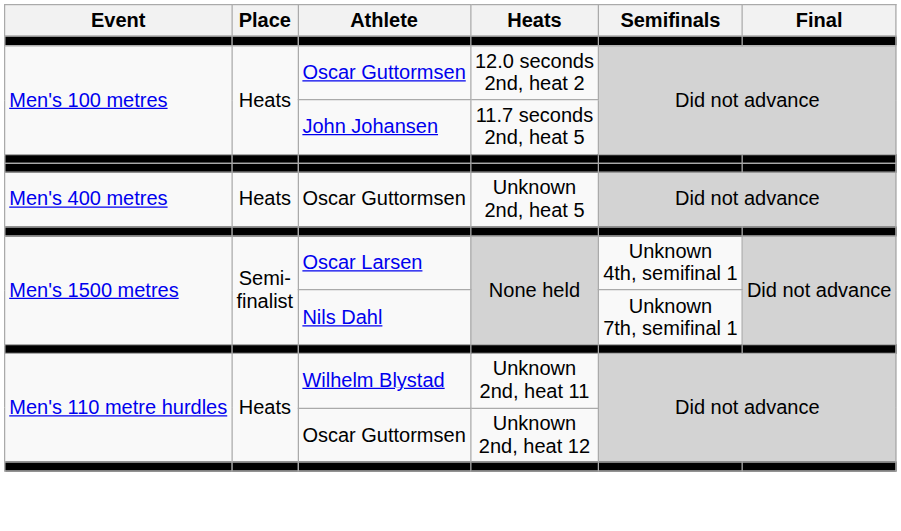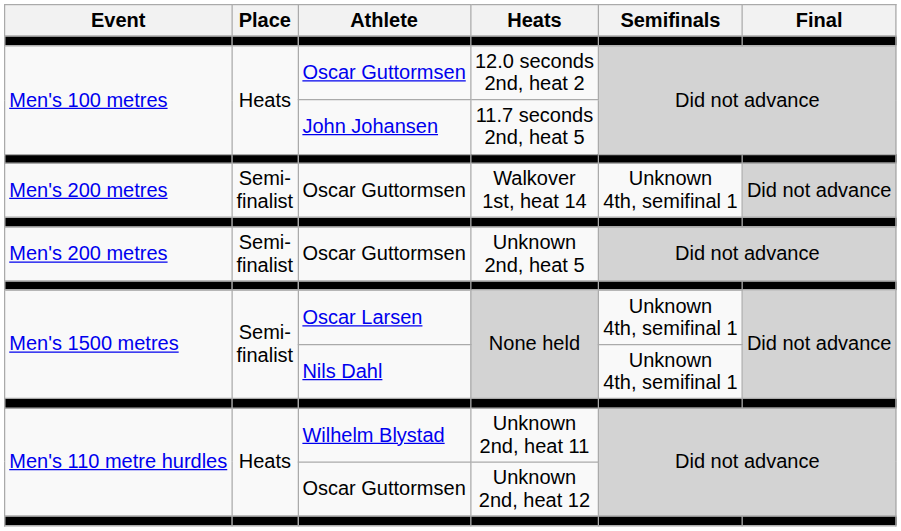+ row: (384, 190)
(88, 199) Men's 400 metres -> (88, 253) Men's 200 metres
(265, 199) Heats -> (265, 253) Semi- finalist
(670, 317) Unknown 7th, semifinal 1 -> (670, 371) Unknown 4th, semifinal 1
